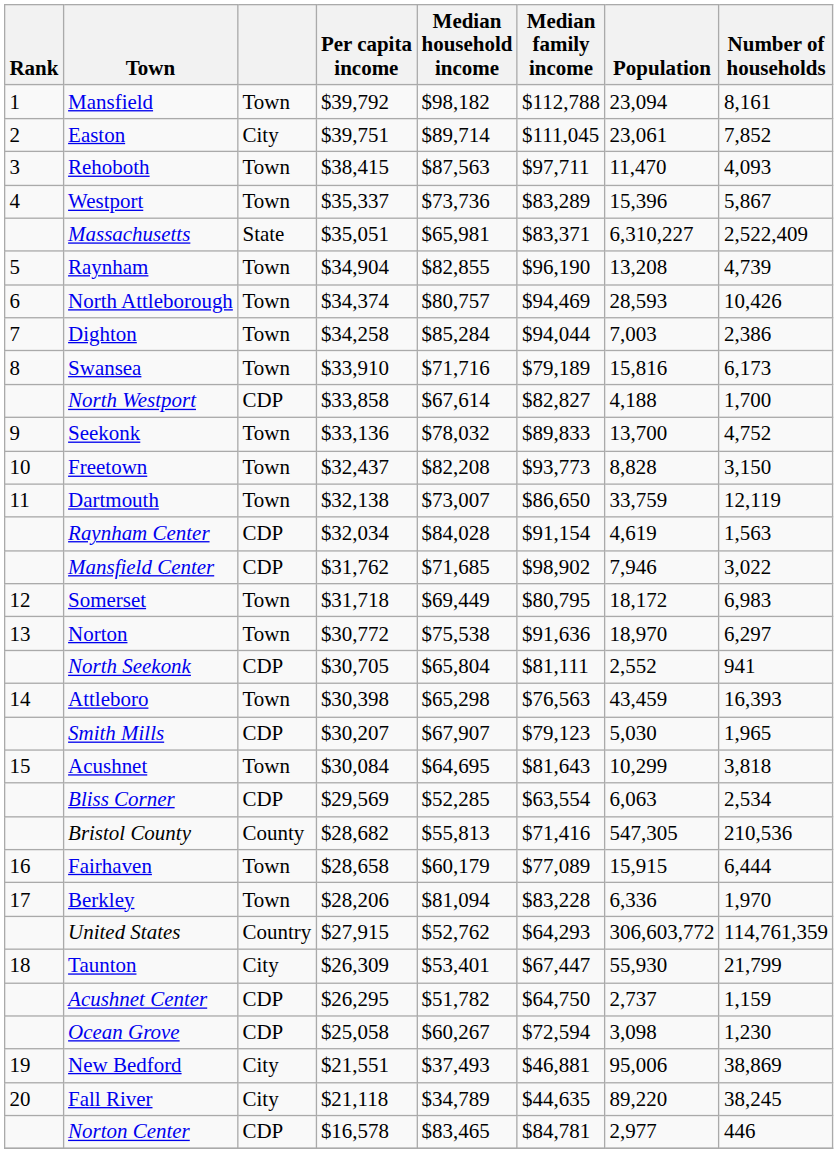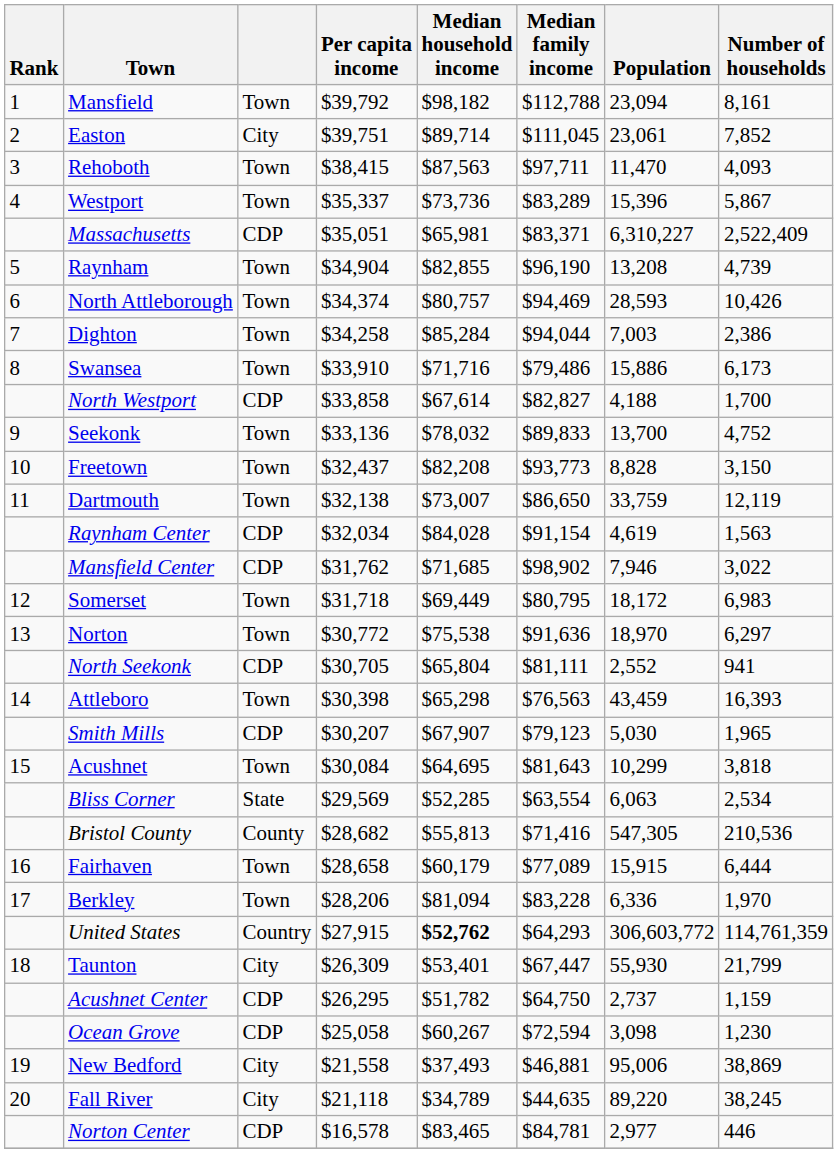(263, 234) State -> (263, 234) CDP
(556, 367) $79,189 -> (556, 367) $79,486
(638, 367) 15,816 -> (638, 367) 15,886
(263, 799) CDP -> (263, 799) State
(456, 932) normal -> (456, 932) bold
(355, 1065) $21,551 -> (355, 1065) $21,558
